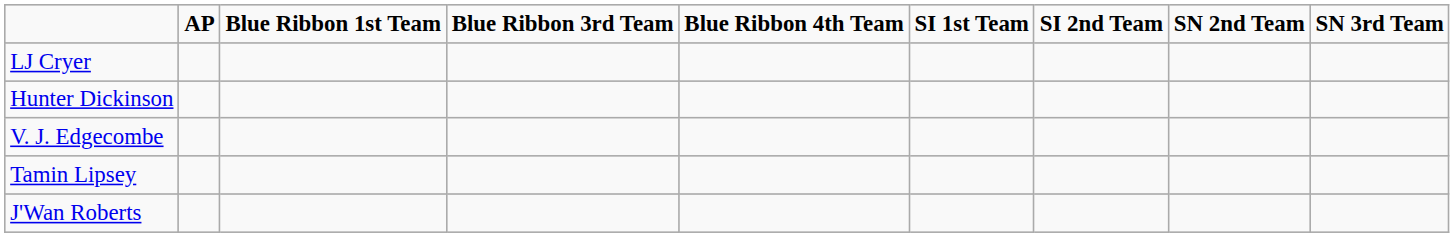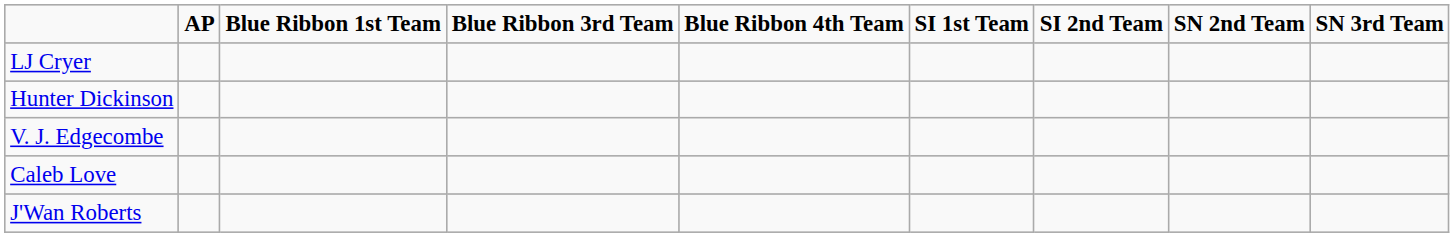+ row: (63, 174)
- row: (73, 174)
